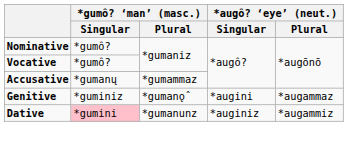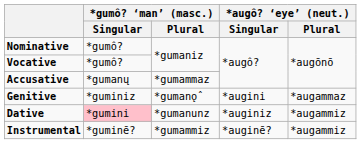+ row: (44, 130)
